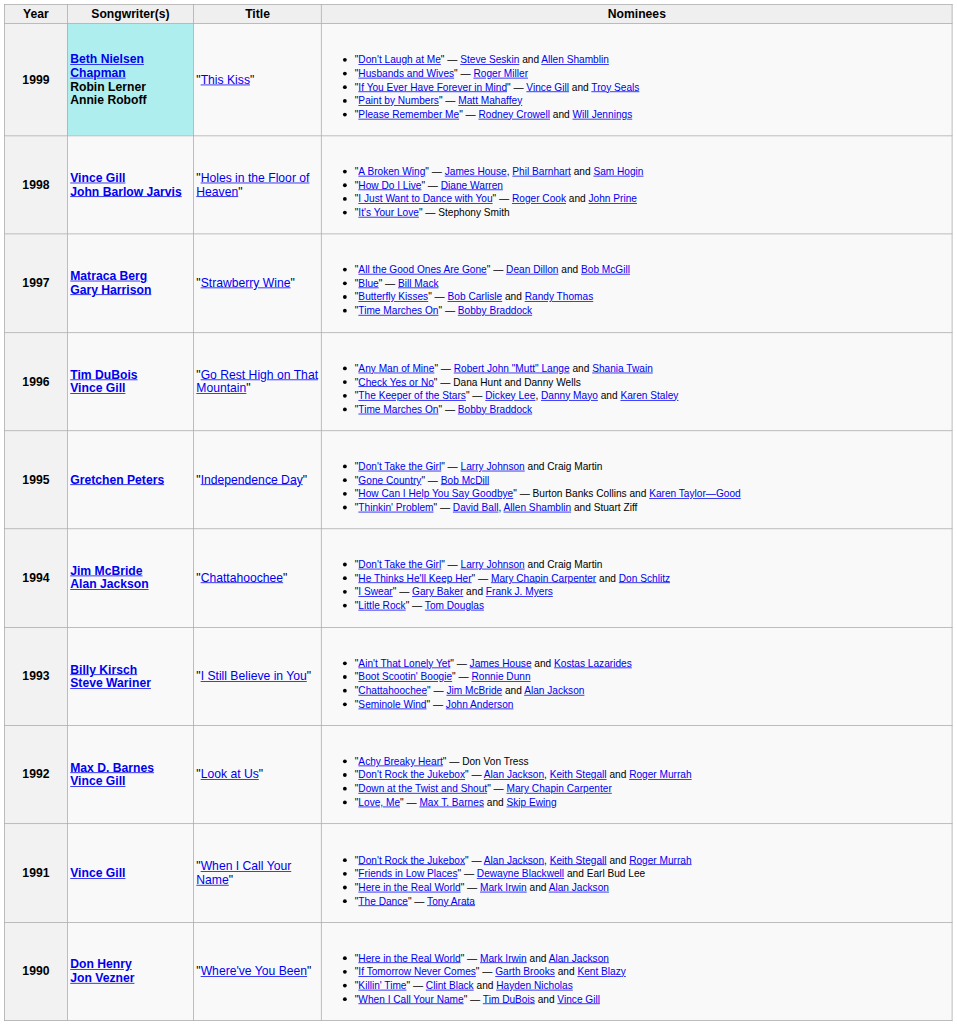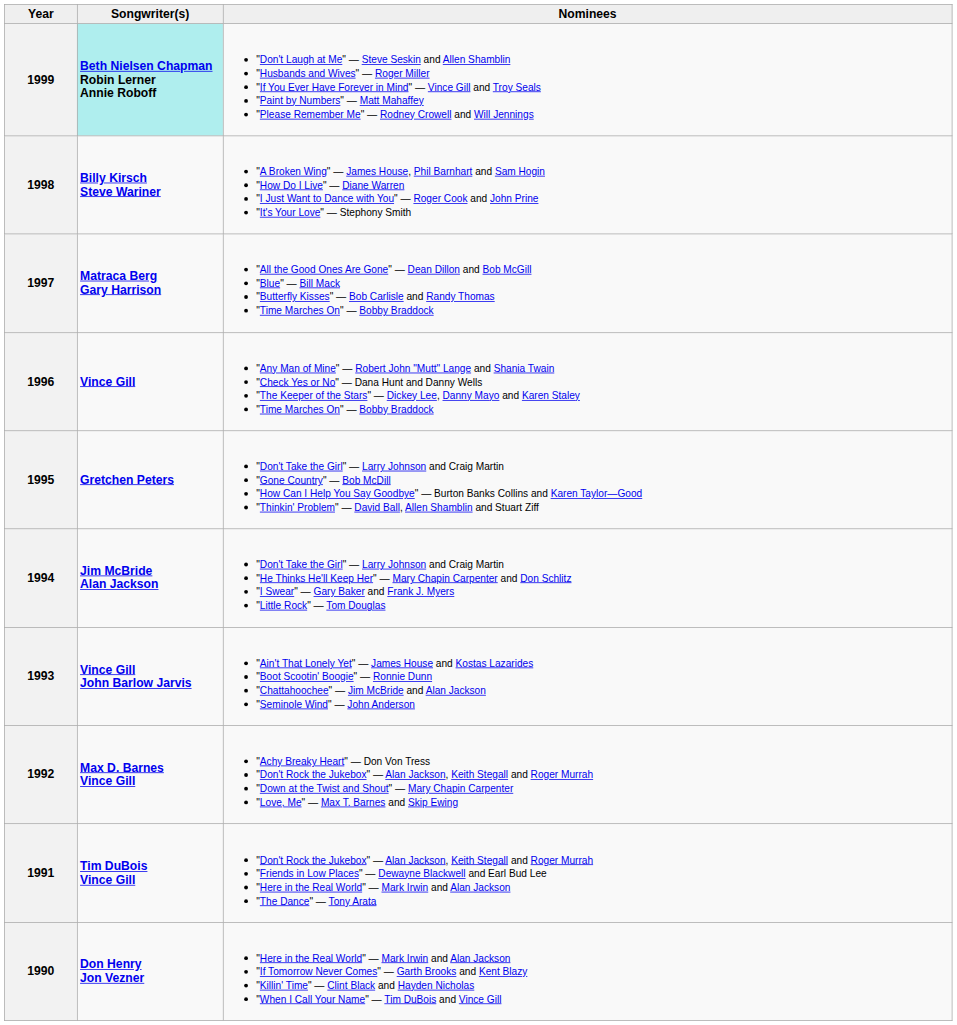- column: (258, 14)
(126, 184) Vince Gill John Barlow Jarvis -> (120, 184) Billy Kirsch Steve Wariner
(104, 381) Tim DuBois Vince Gill -> (108, 381) Vince Gill
(111, 676) Billy Kirsch Steve Wariner -> (136, 676) Vince Gill John Barlow Jarvis
(98, 873) Vince Gill -> (114, 873) Tim DuBois Vince Gill
